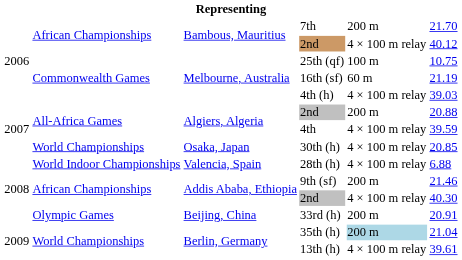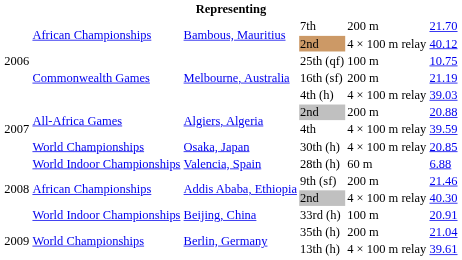(360, 78) 60 m -> (363, 78) 200 m
(387, 163) 4 × 100 m relay -> (360, 163) 60 m
(73, 215) Olympic Games -> (106, 215) World Indoor Championships
(363, 215) 200 m -> (363, 215) 100 m
(363, 232) lightblue background -> (363, 232) no background
